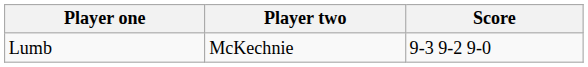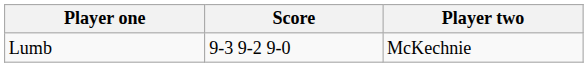columns swapped: (305, 18) <-> (494, 18)
